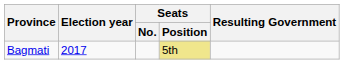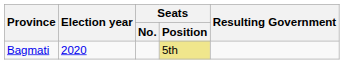(74, 50) 2017 -> (74, 50) 2020
